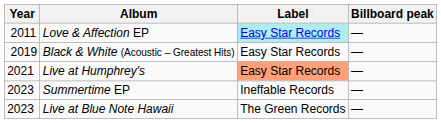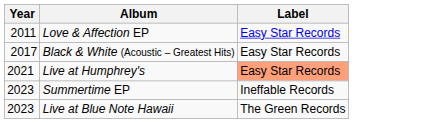- column: (392, 14)
(290, 33) paleturquoise background -> (290, 33) no background
(22, 52) 2019 -> (22, 52) 2017
